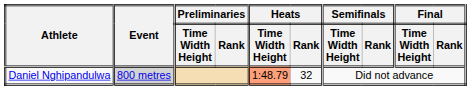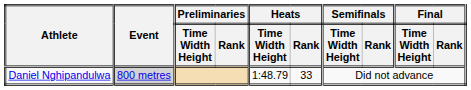(270, 76) lightsalmon background -> (270, 76) no background
(306, 76) 32 -> (306, 76) 33
